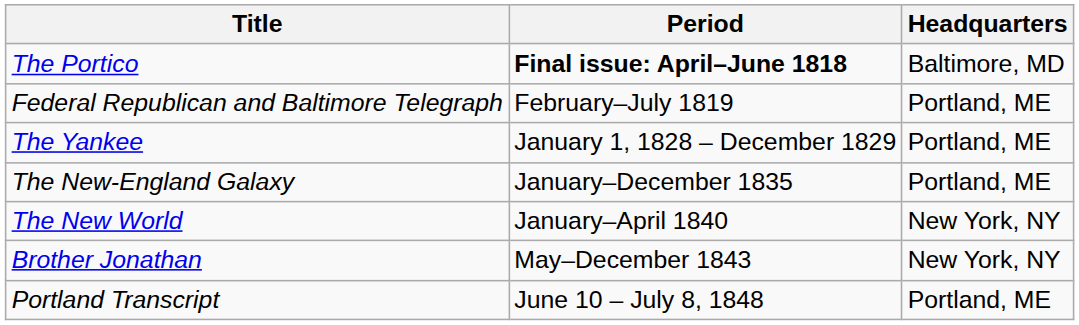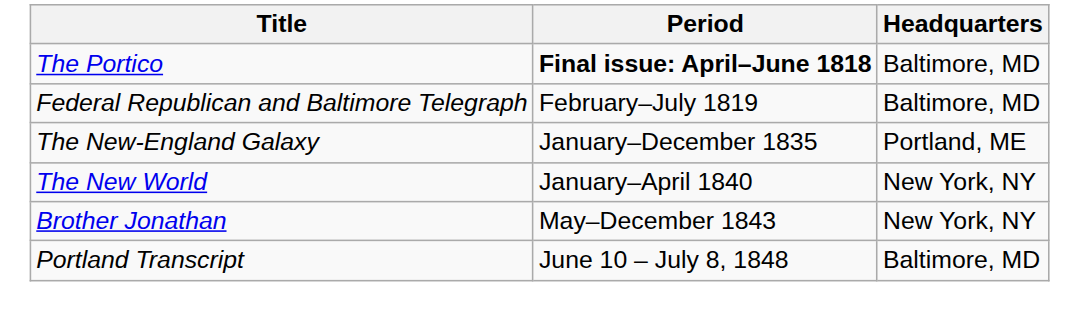(979, 102) Portland, ME -> (962, 102) Baltimore, MD
- row: (77, 142)
(979, 299) Portland, ME -> (962, 260) Baltimore, MD
